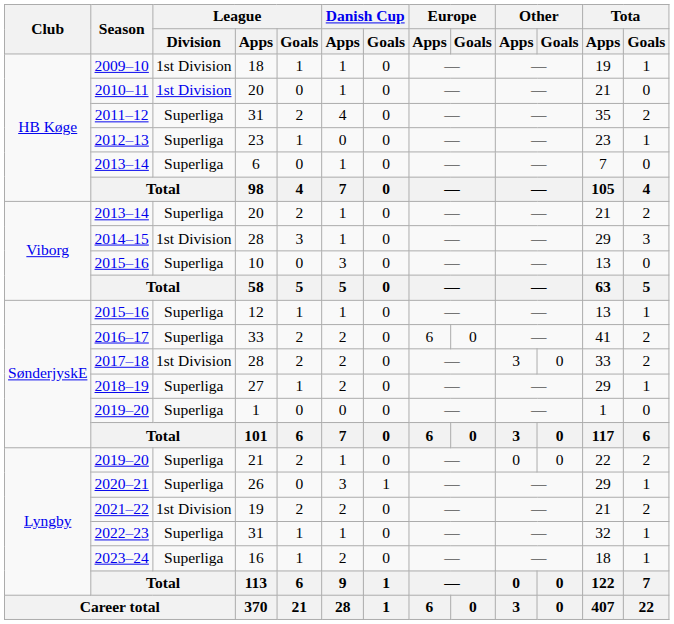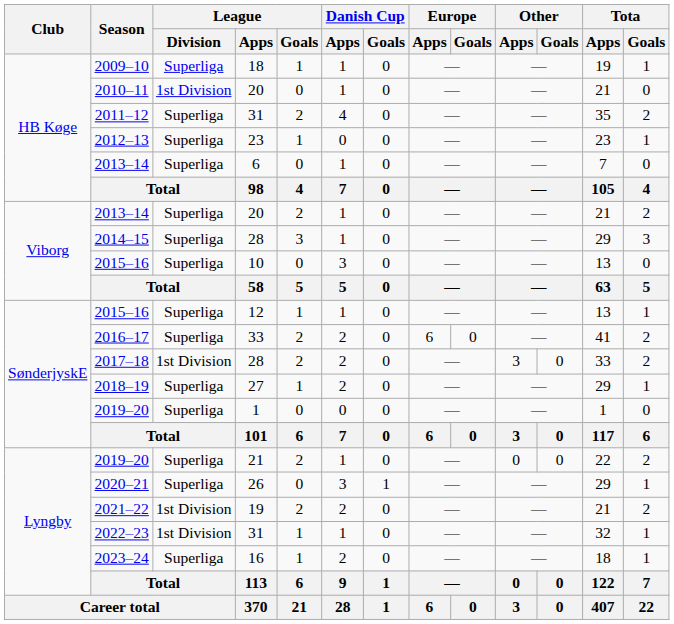(194, 66) 1st Division -> (194, 66) Superliga
(194, 238) 1st Division -> (194, 238) Superliga
(194, 533) Superliga -> (194, 533) 1st Division
